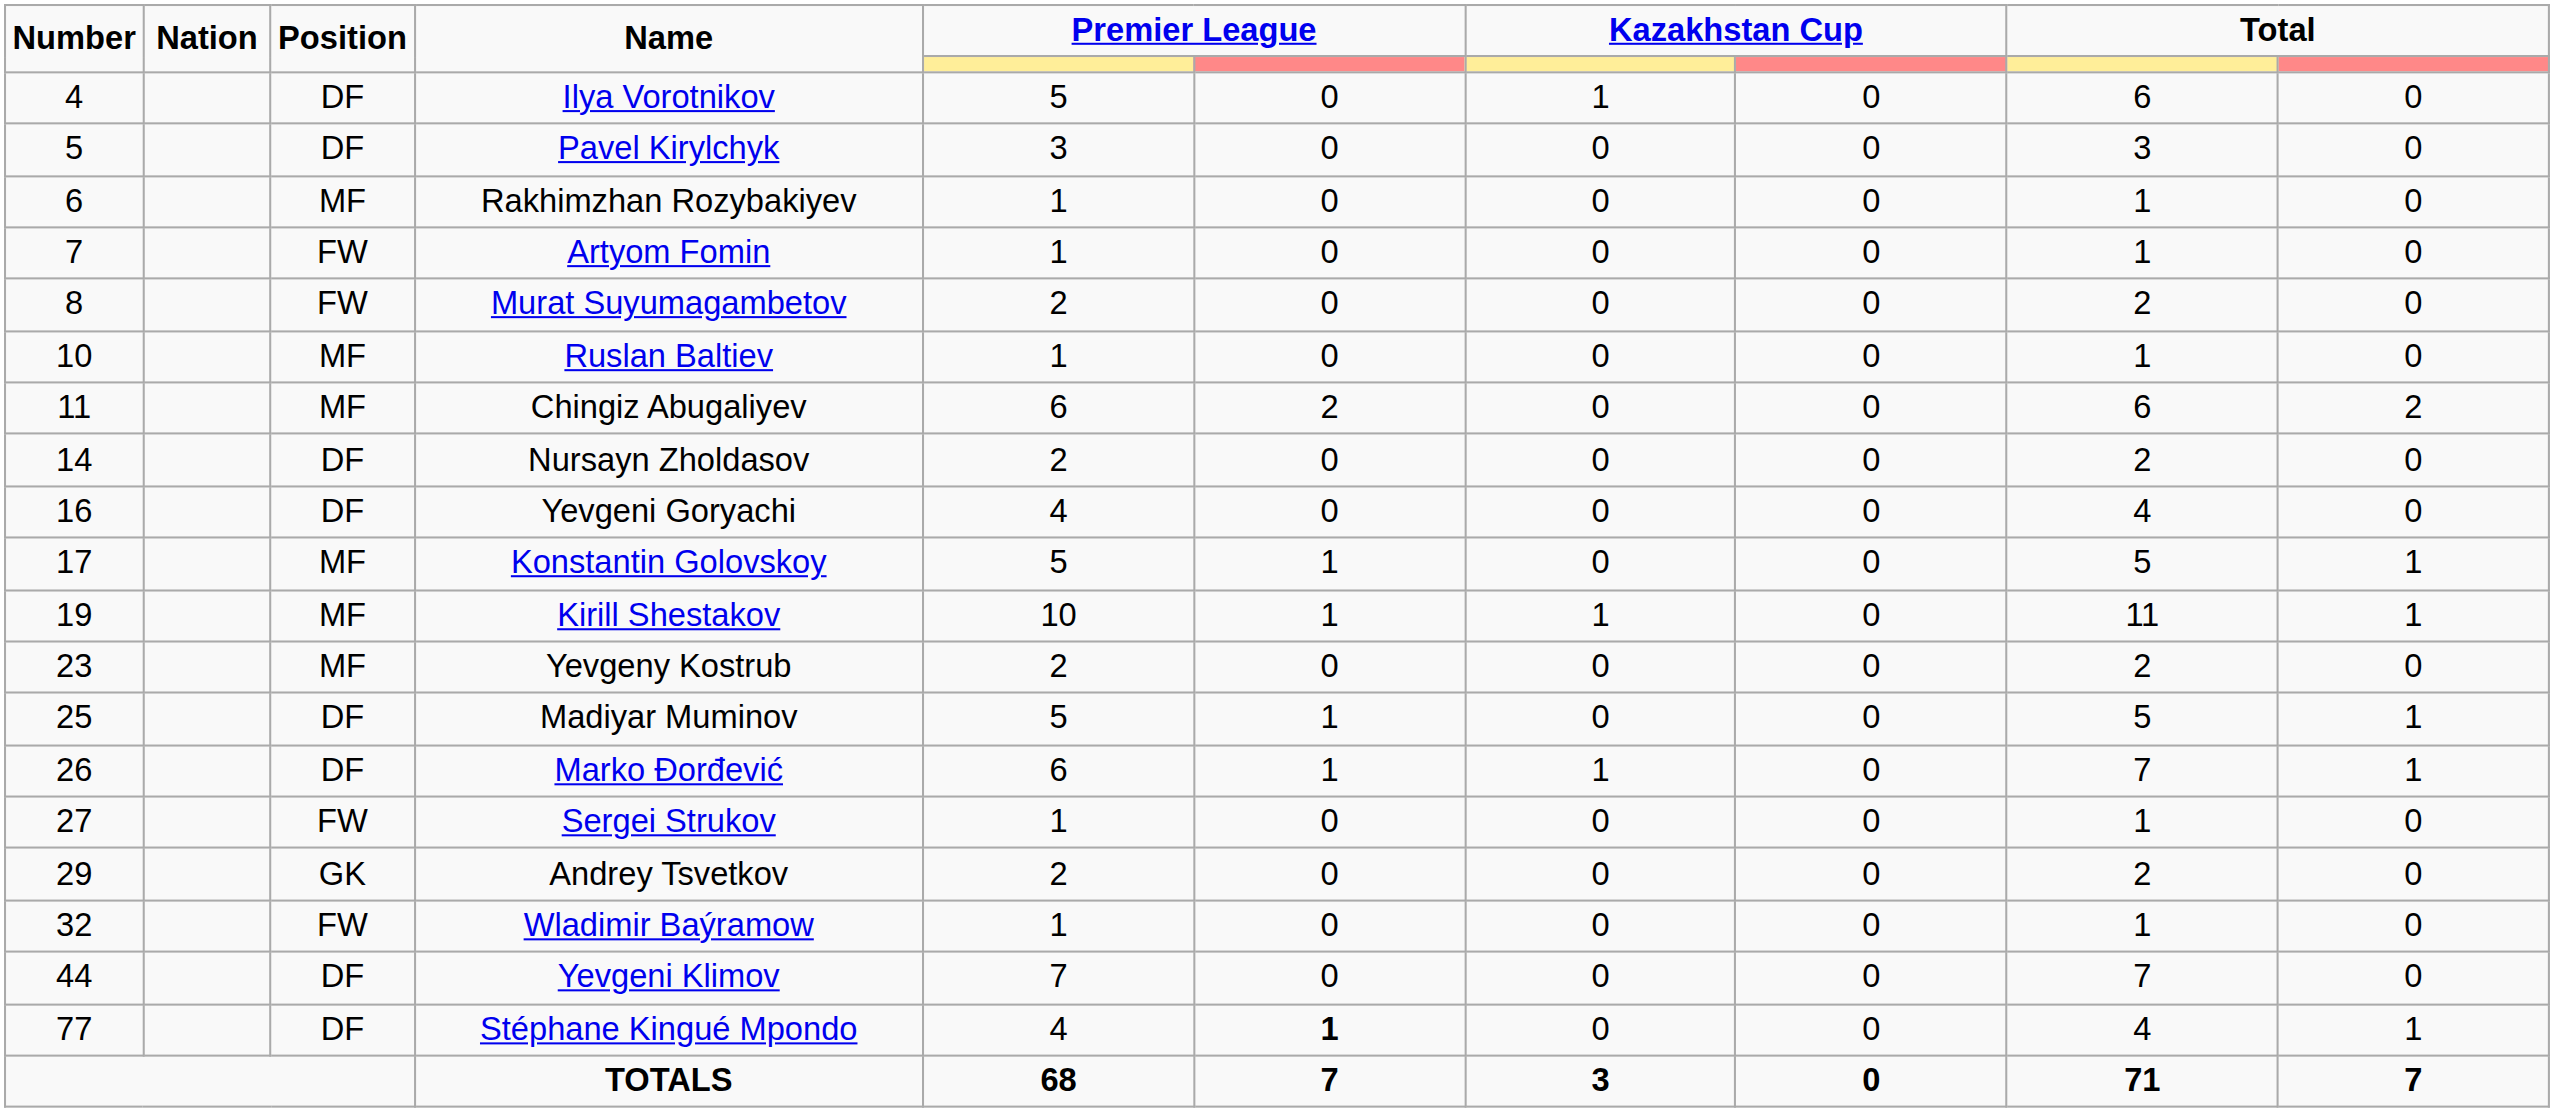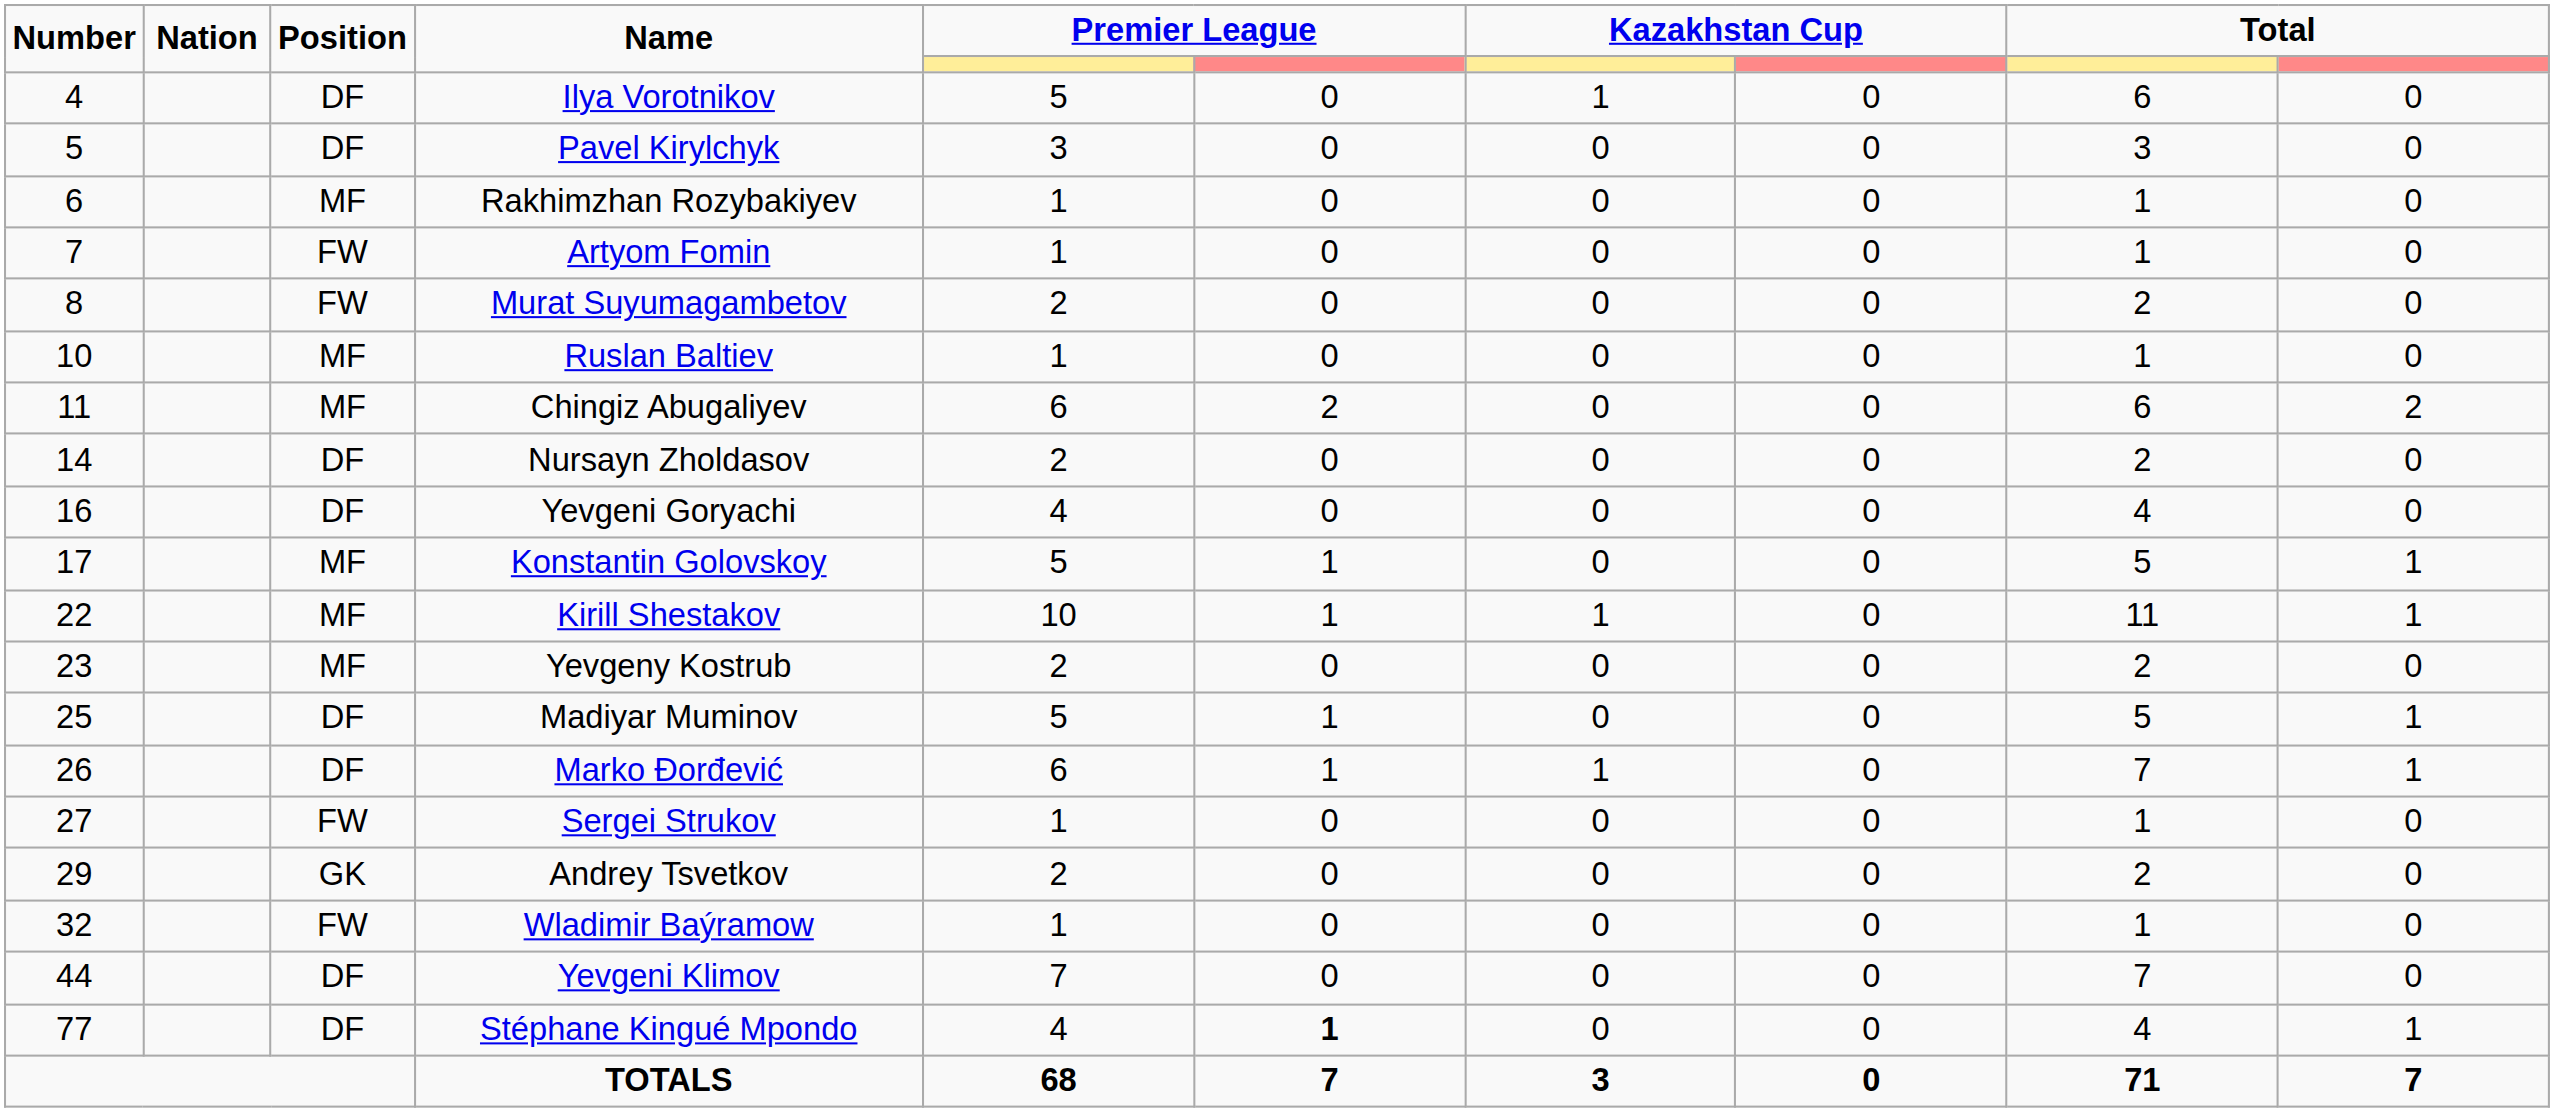(74, 614) 19 -> (74, 614) 22
